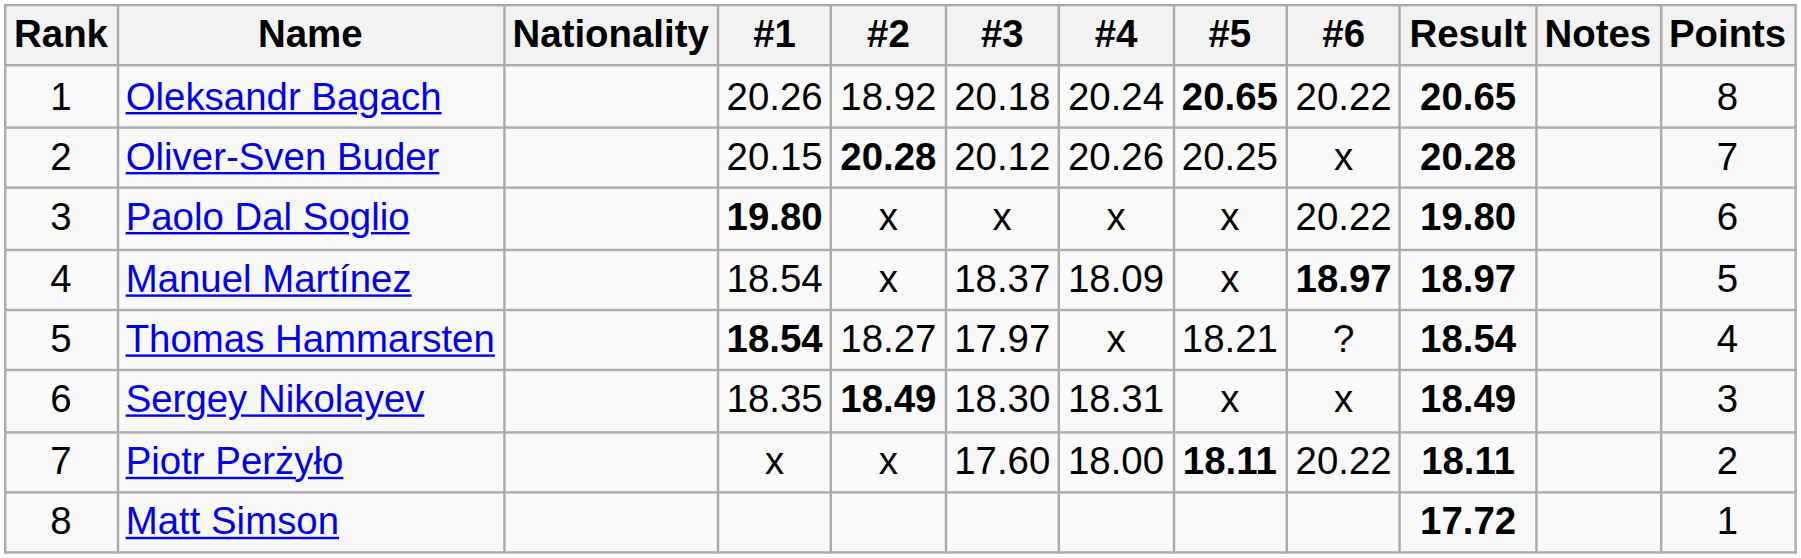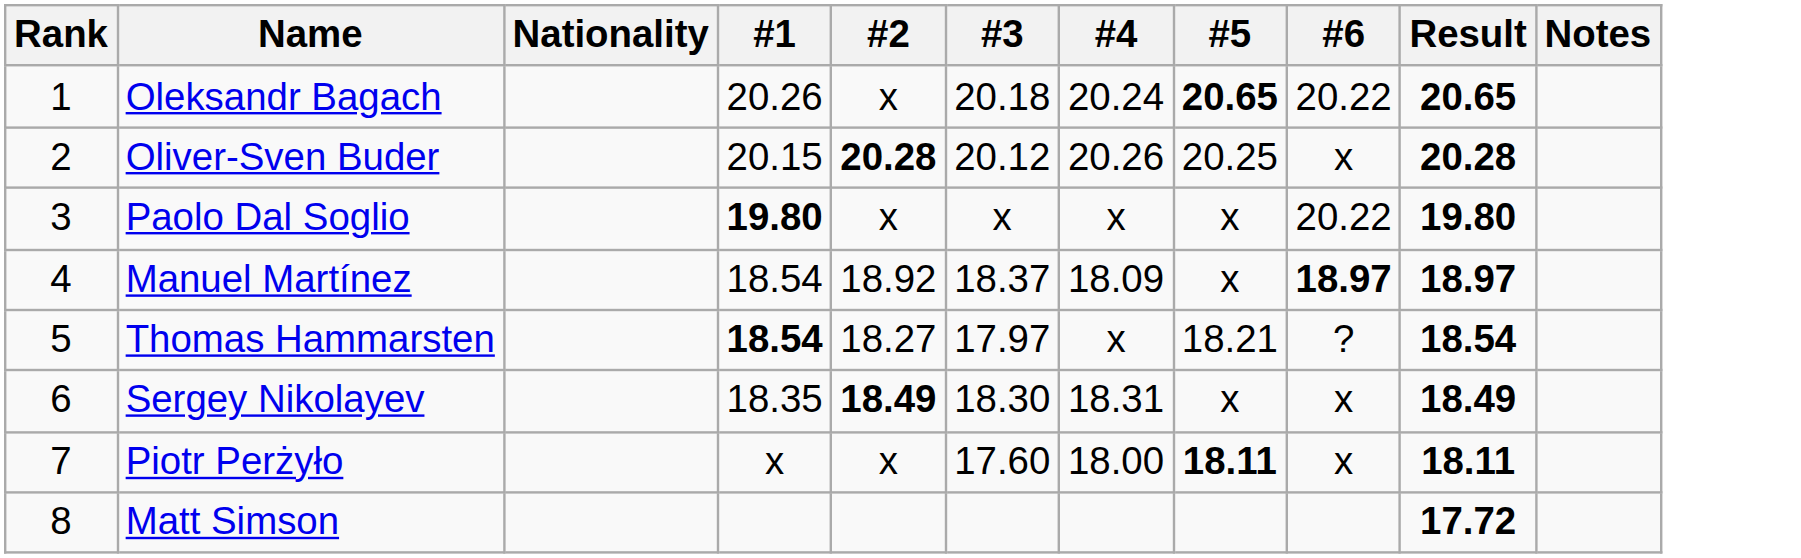- column: (1728, 34)
(888, 95) 18.92 -> (888, 95) x
(888, 278) x -> (888, 278) 18.92
(1344, 461) 20.22 -> (1344, 461) x
